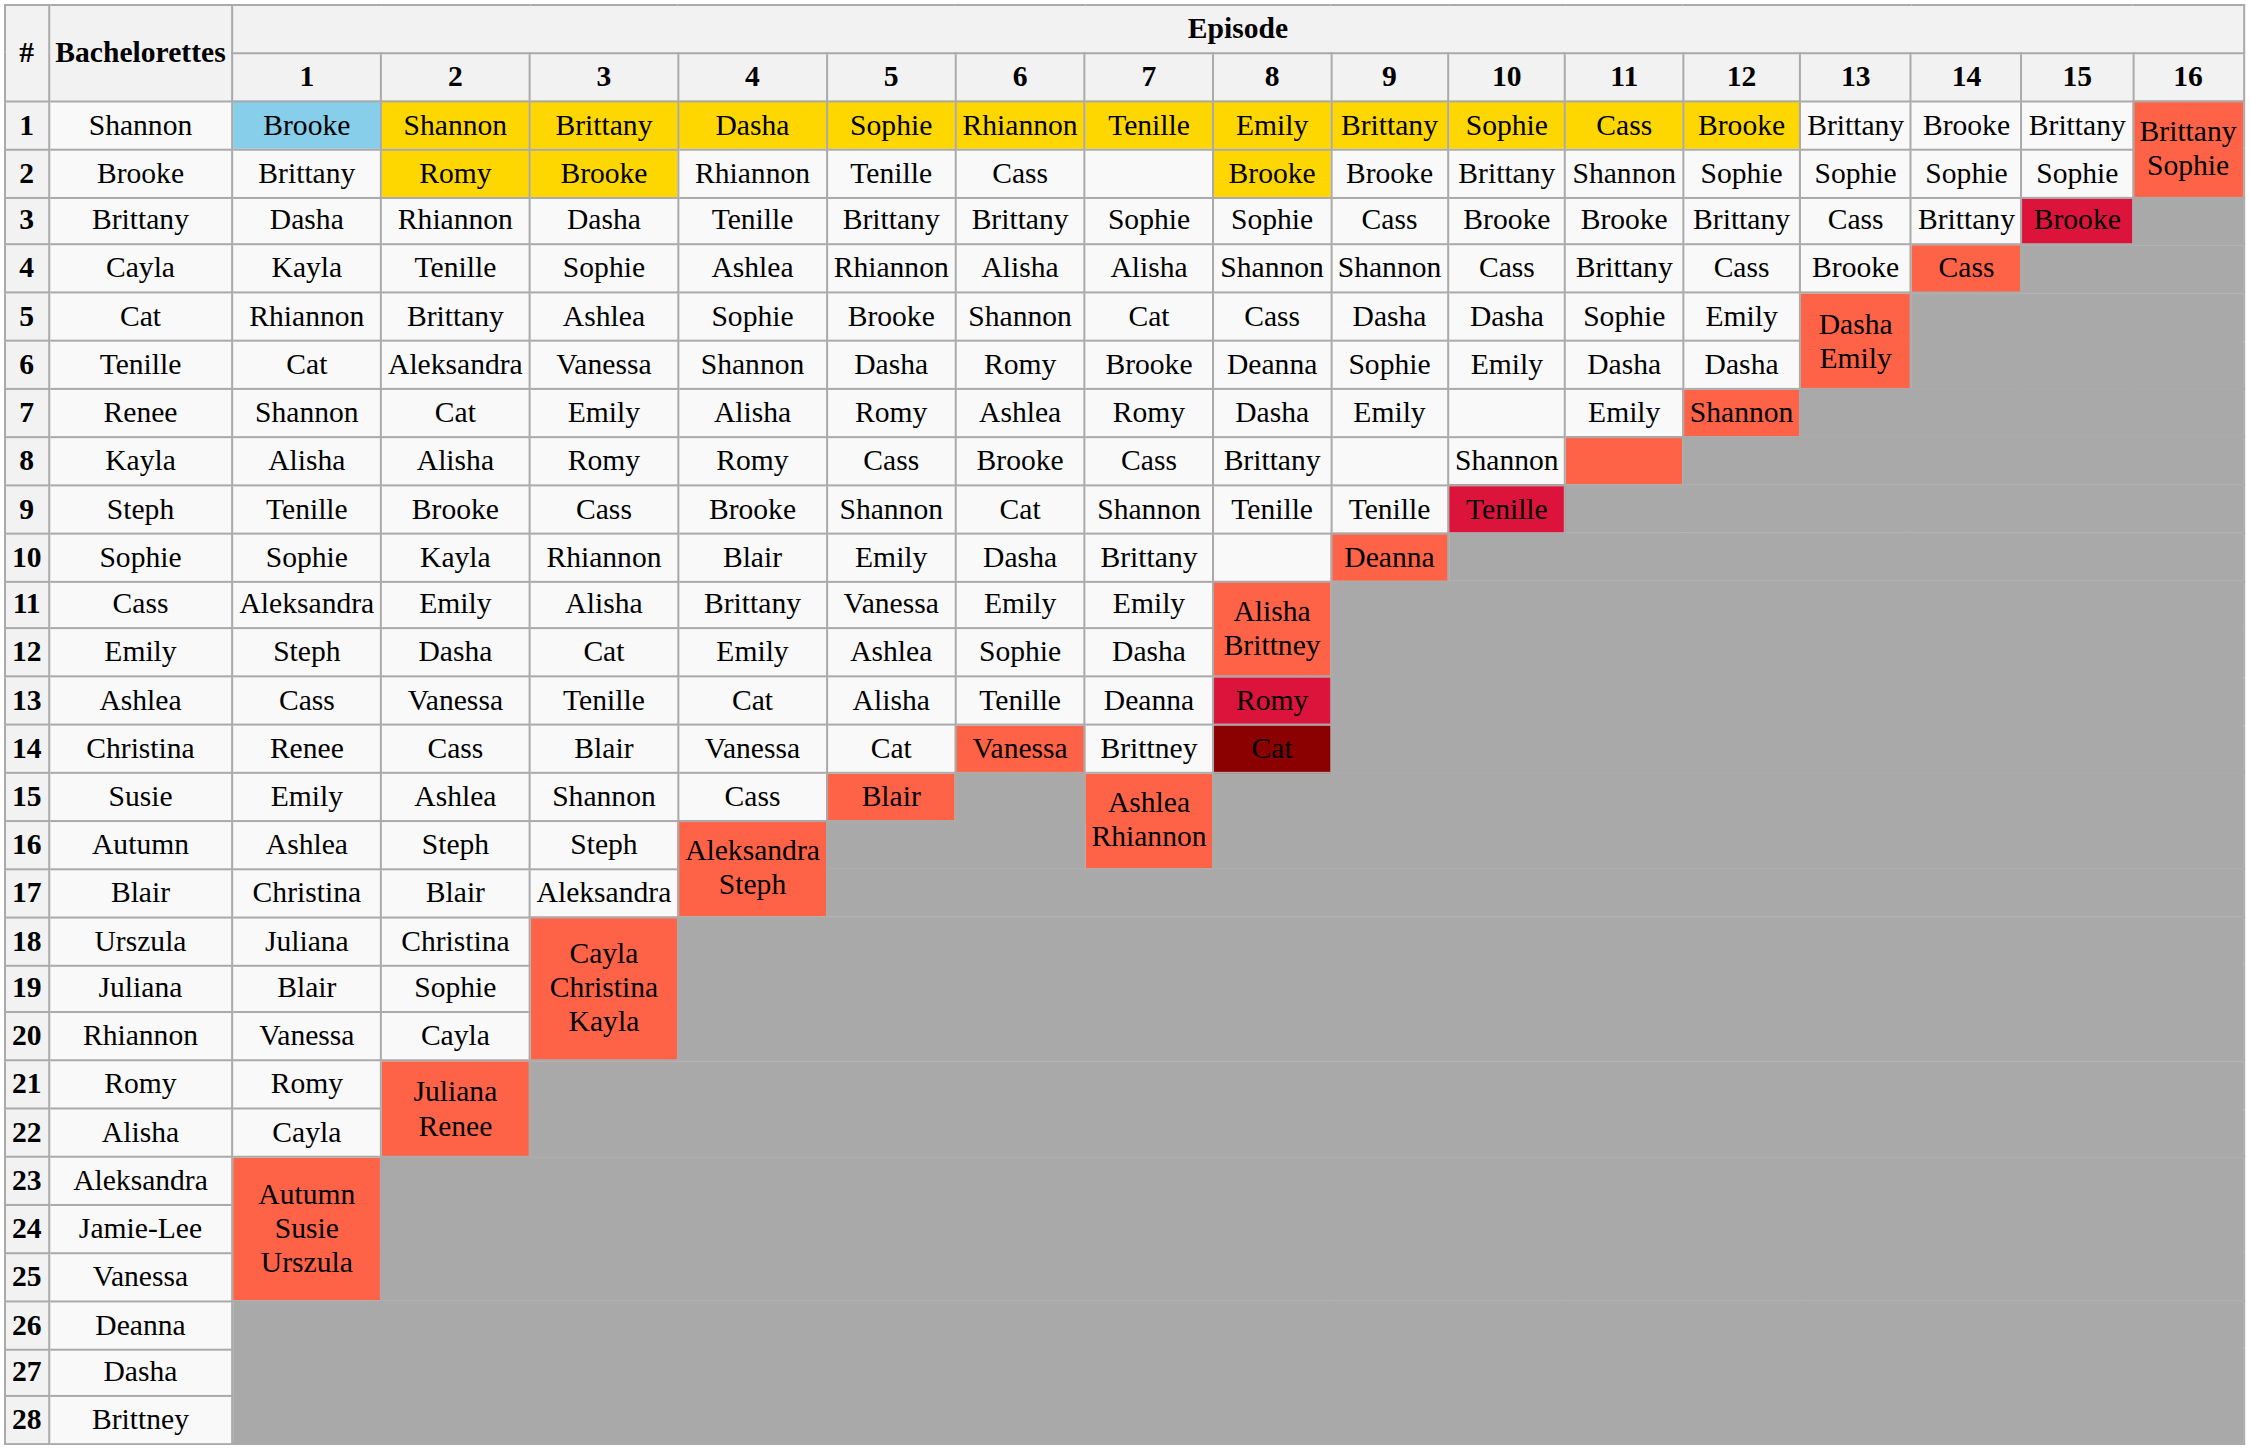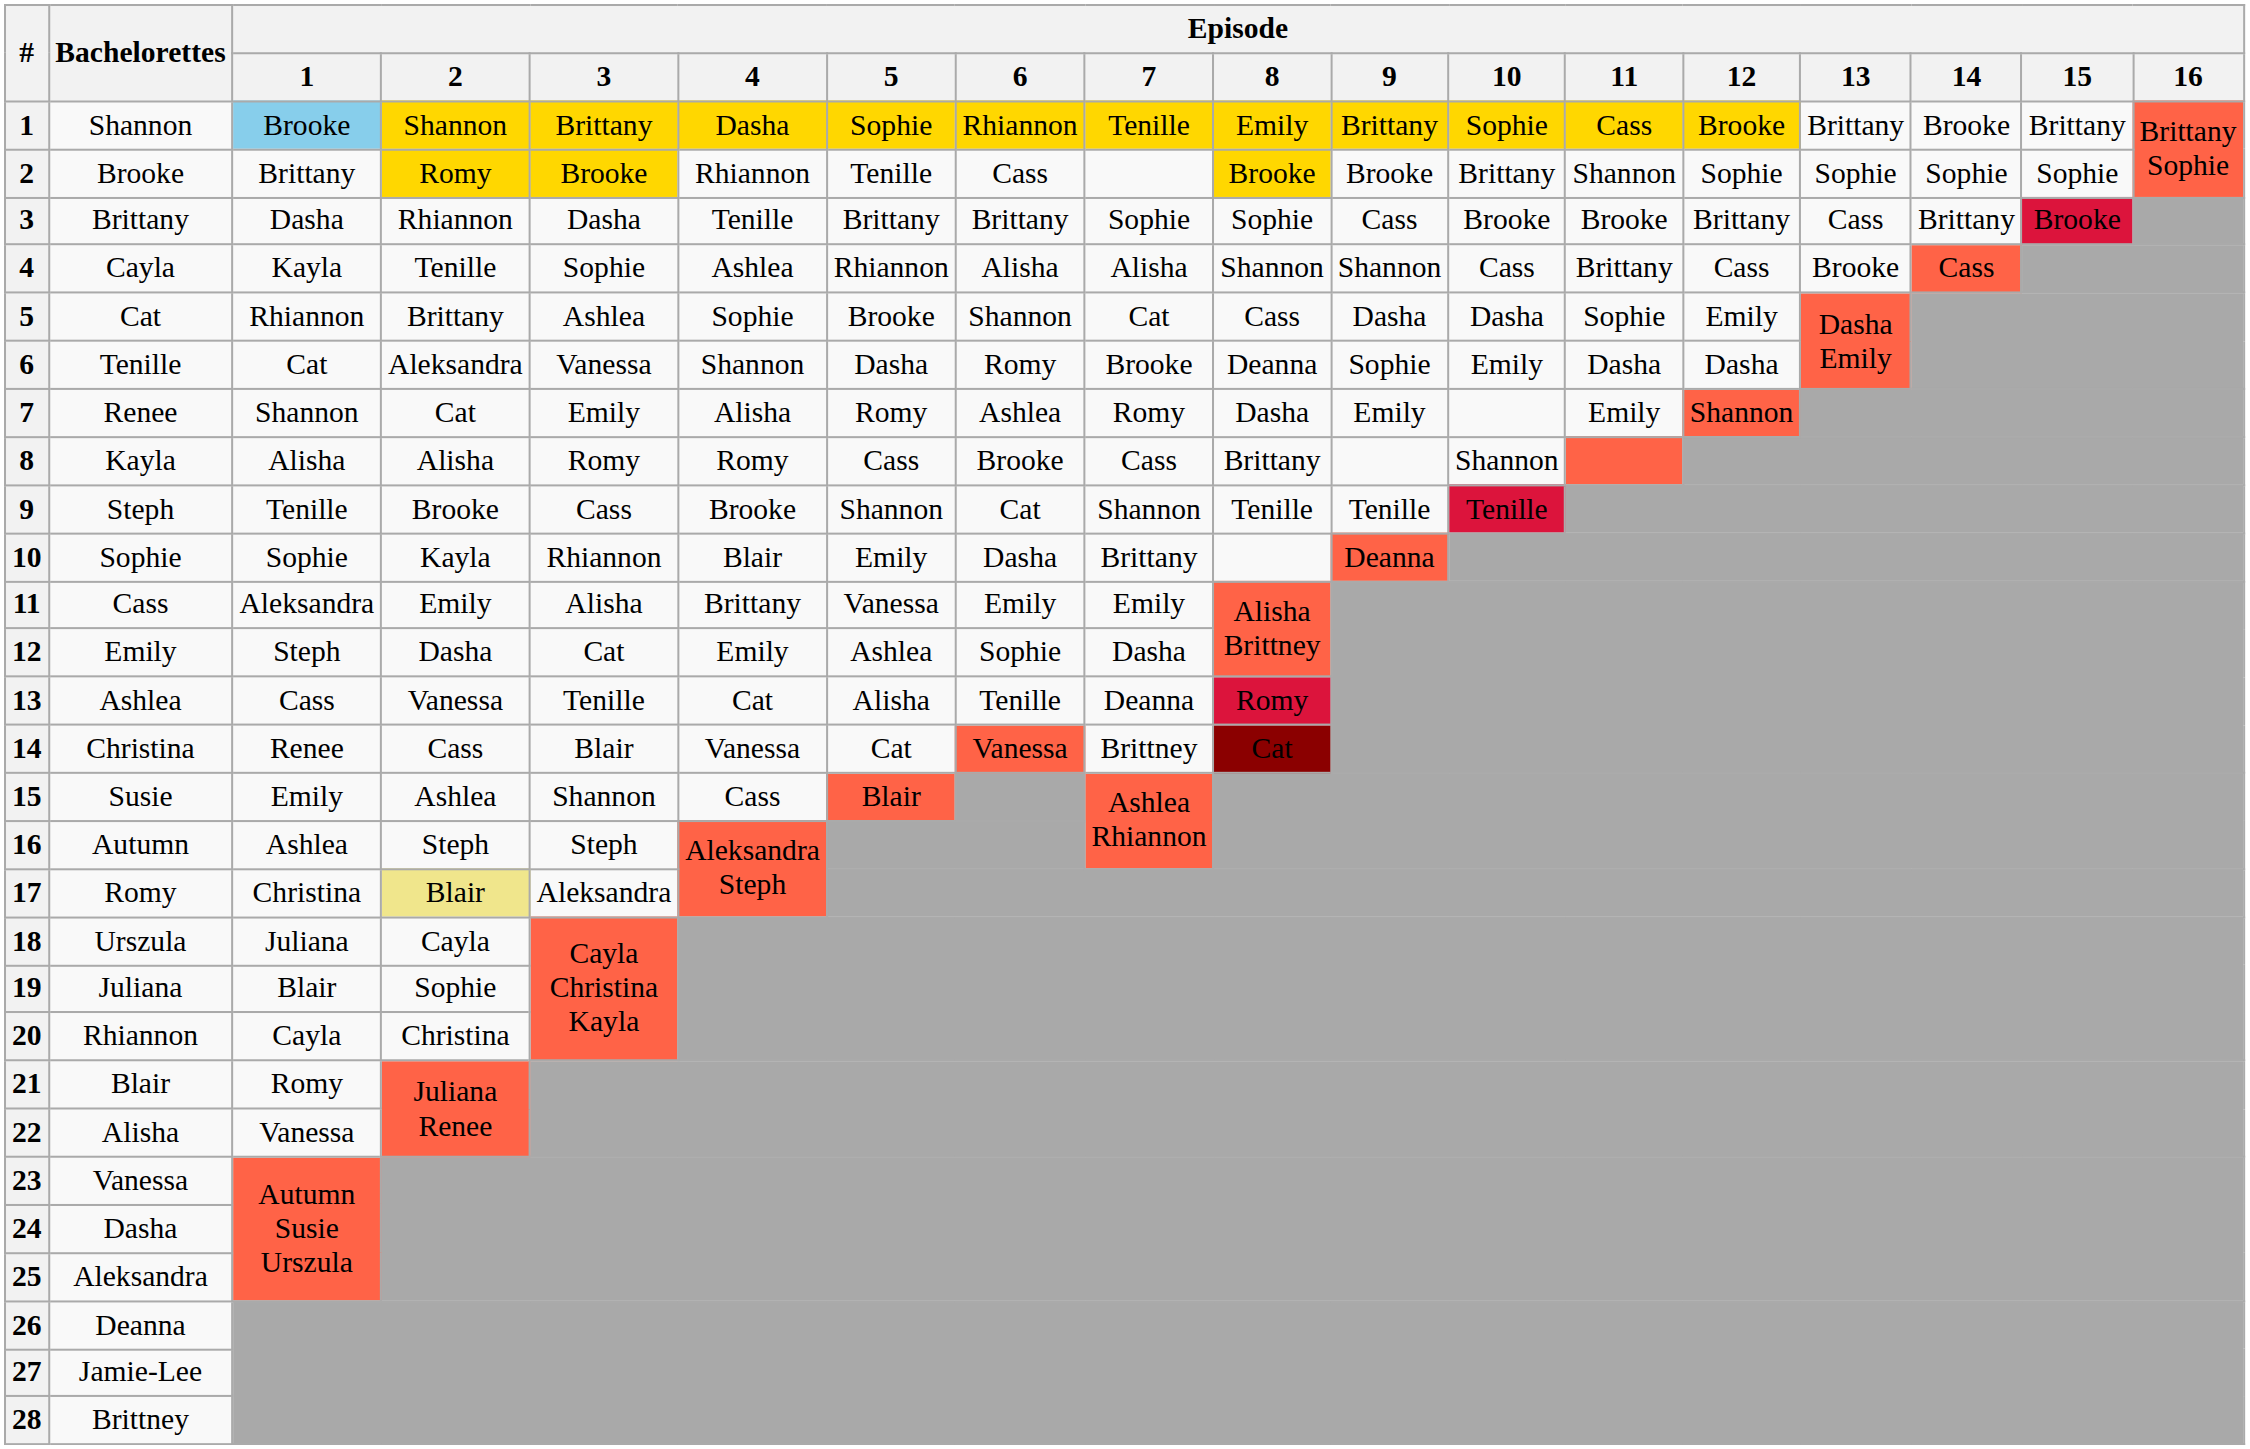(140, 892) Blair -> (140, 892) Romy
(455, 892) no background -> (455, 892) khaki background
(455, 939) Christina -> (455, 939) Cayla
(307, 1035) Vanessa -> (307, 1035) Cayla
(455, 1035) Cayla -> (455, 1035) Christina
(140, 1083) Romy -> (140, 1083) Blair
(307, 1131) Cayla -> (307, 1131) Vanessa
(140, 1179) Aleksandra -> (140, 1179) Vanessa
(140, 1227) Jamie-Lee -> (140, 1227) Dasha
(140, 1275) Vanessa -> (140, 1275) Aleksandra
(140, 1371) Dasha -> (140, 1371) Jamie-Lee
